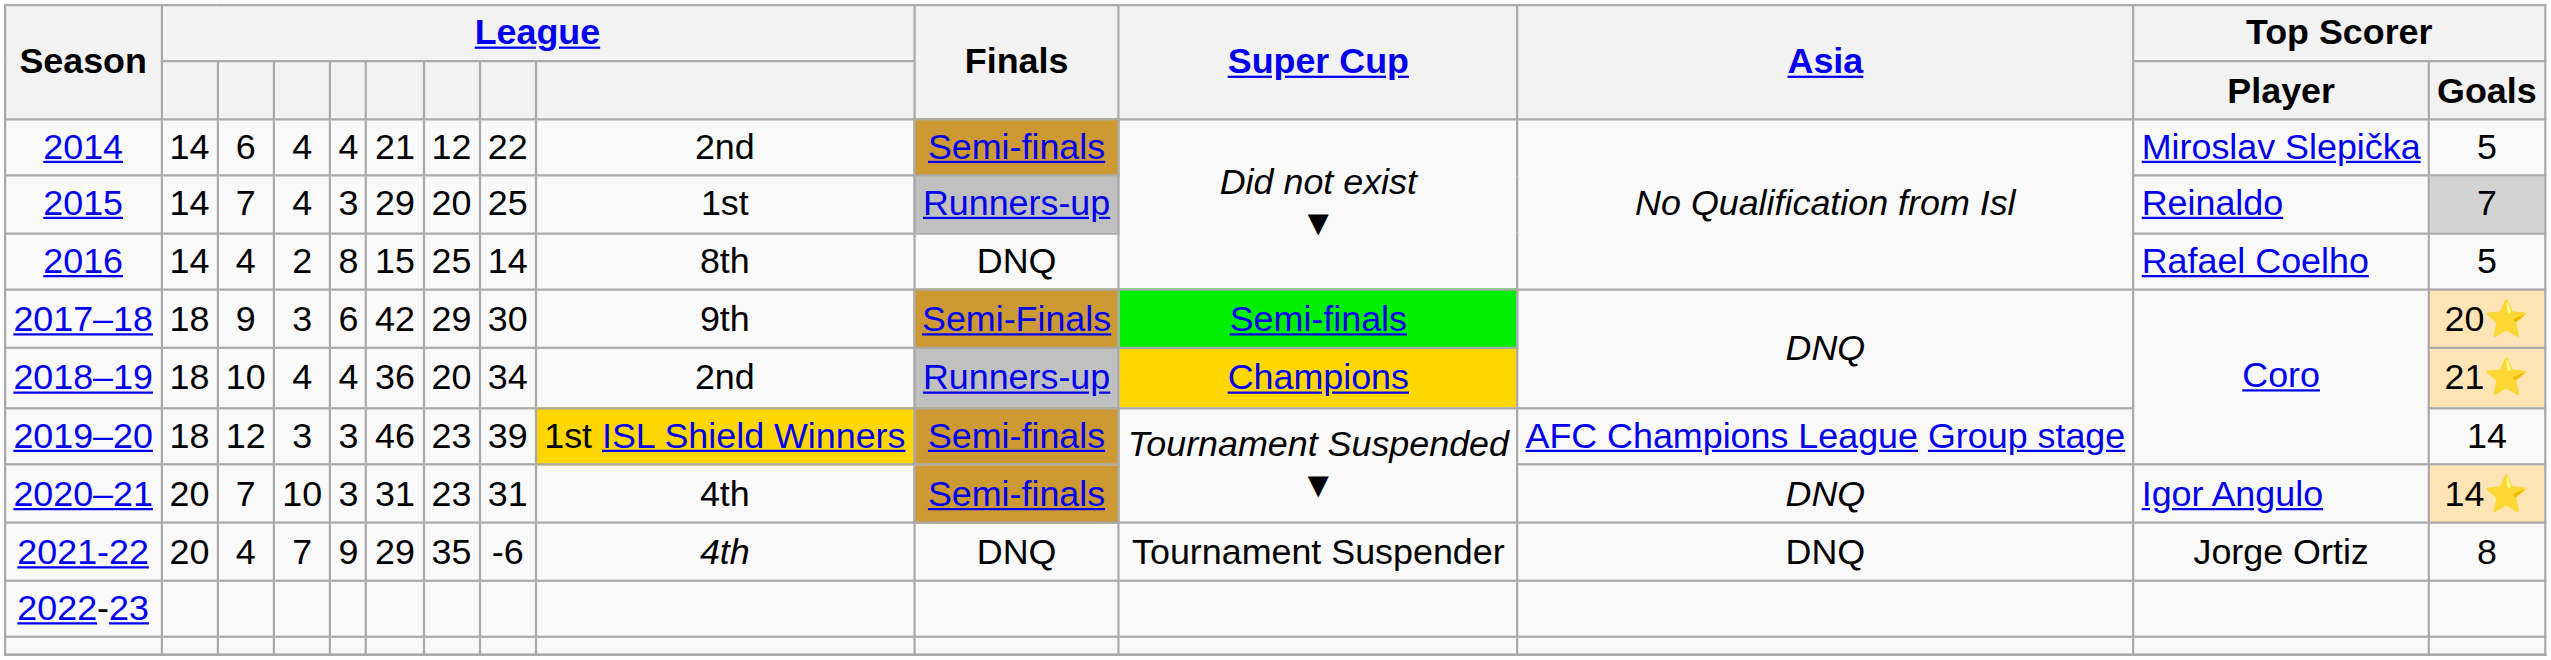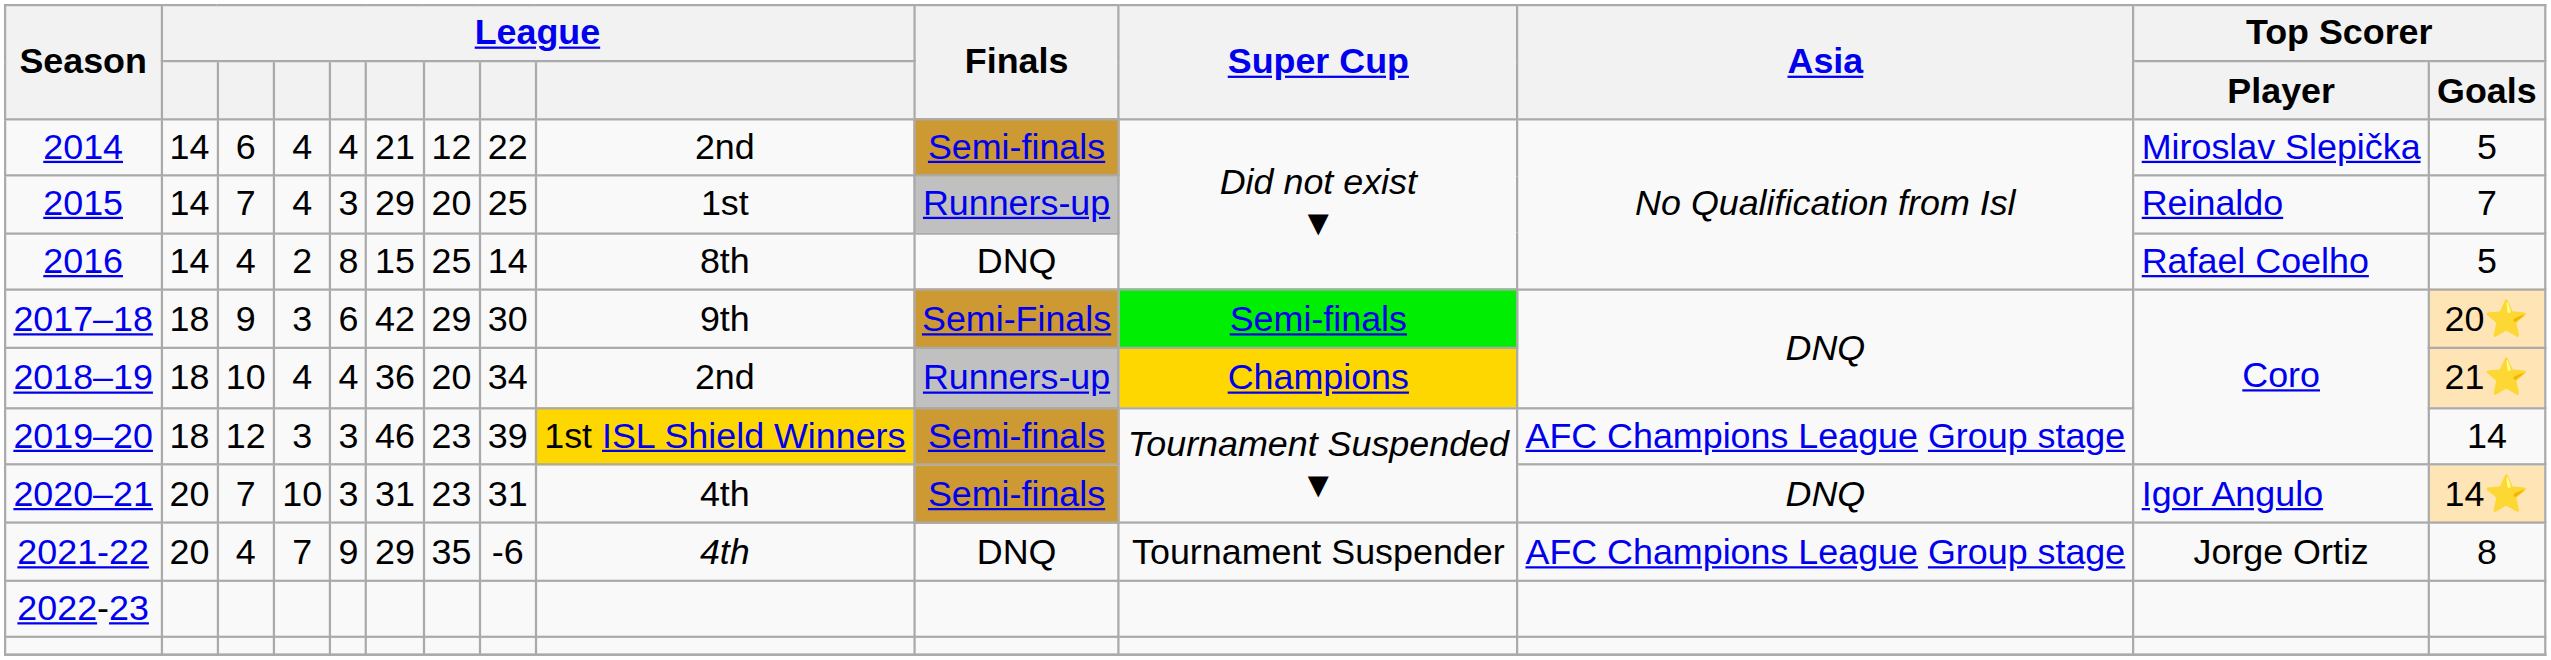(2487, 203) lightgrey background -> (2487, 203) no background
(1825, 551) DNQ -> (1825, 551) AFC Champions League Group stage
